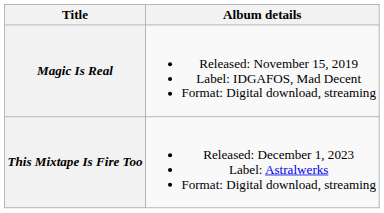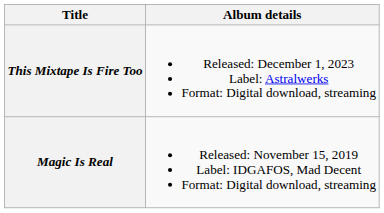rows swapped: (75, 70) <-> (75, 162)
